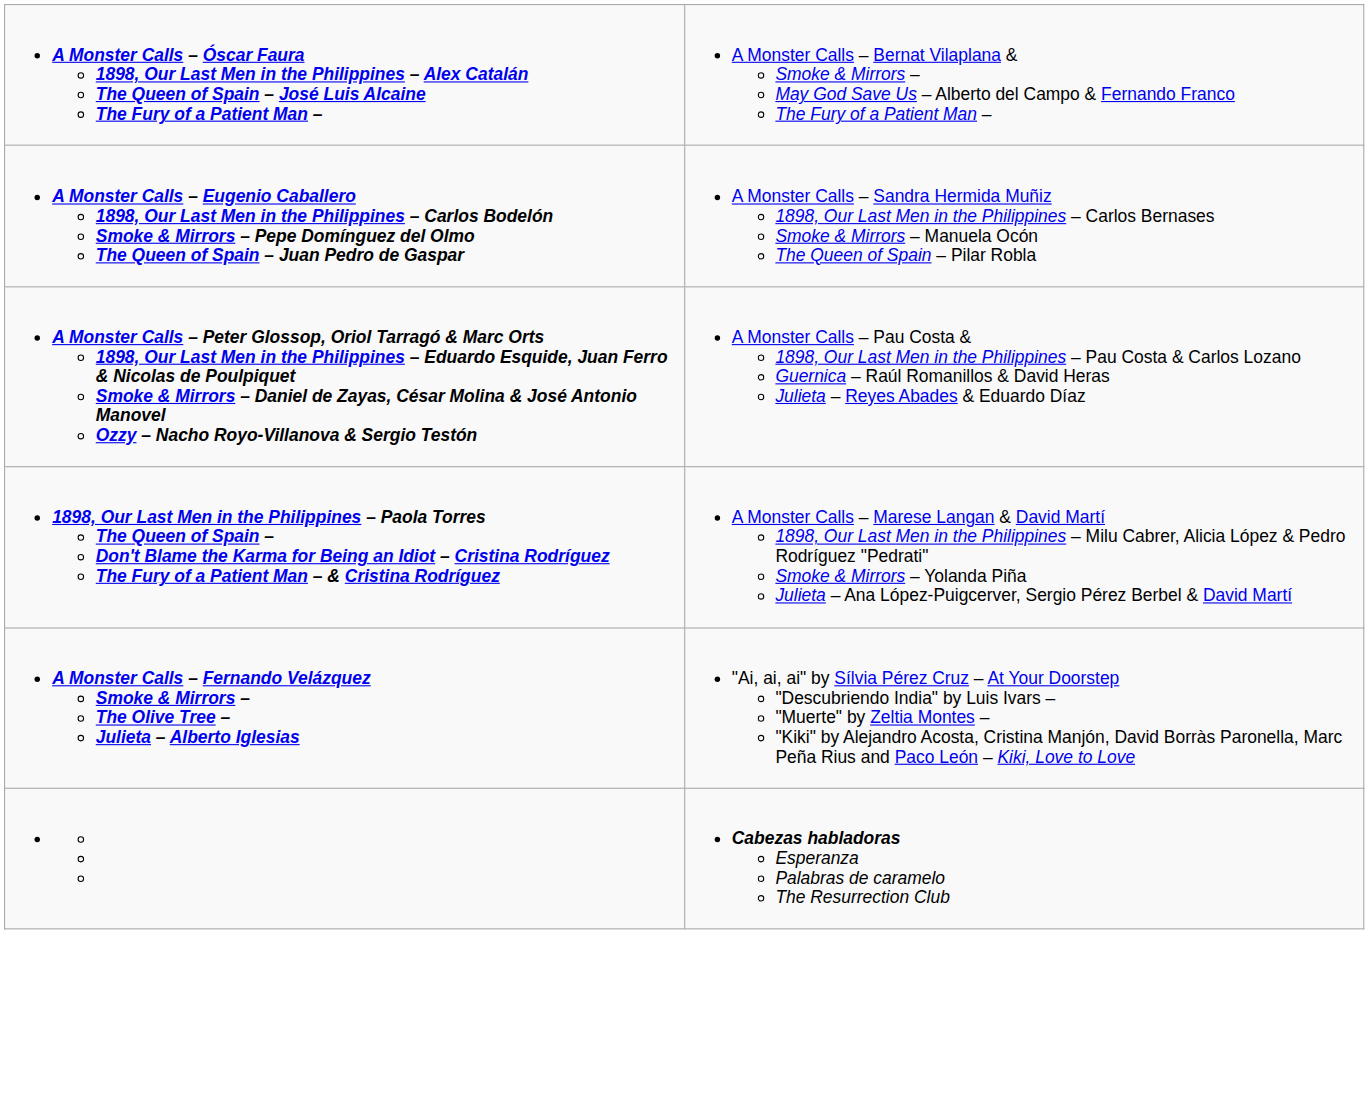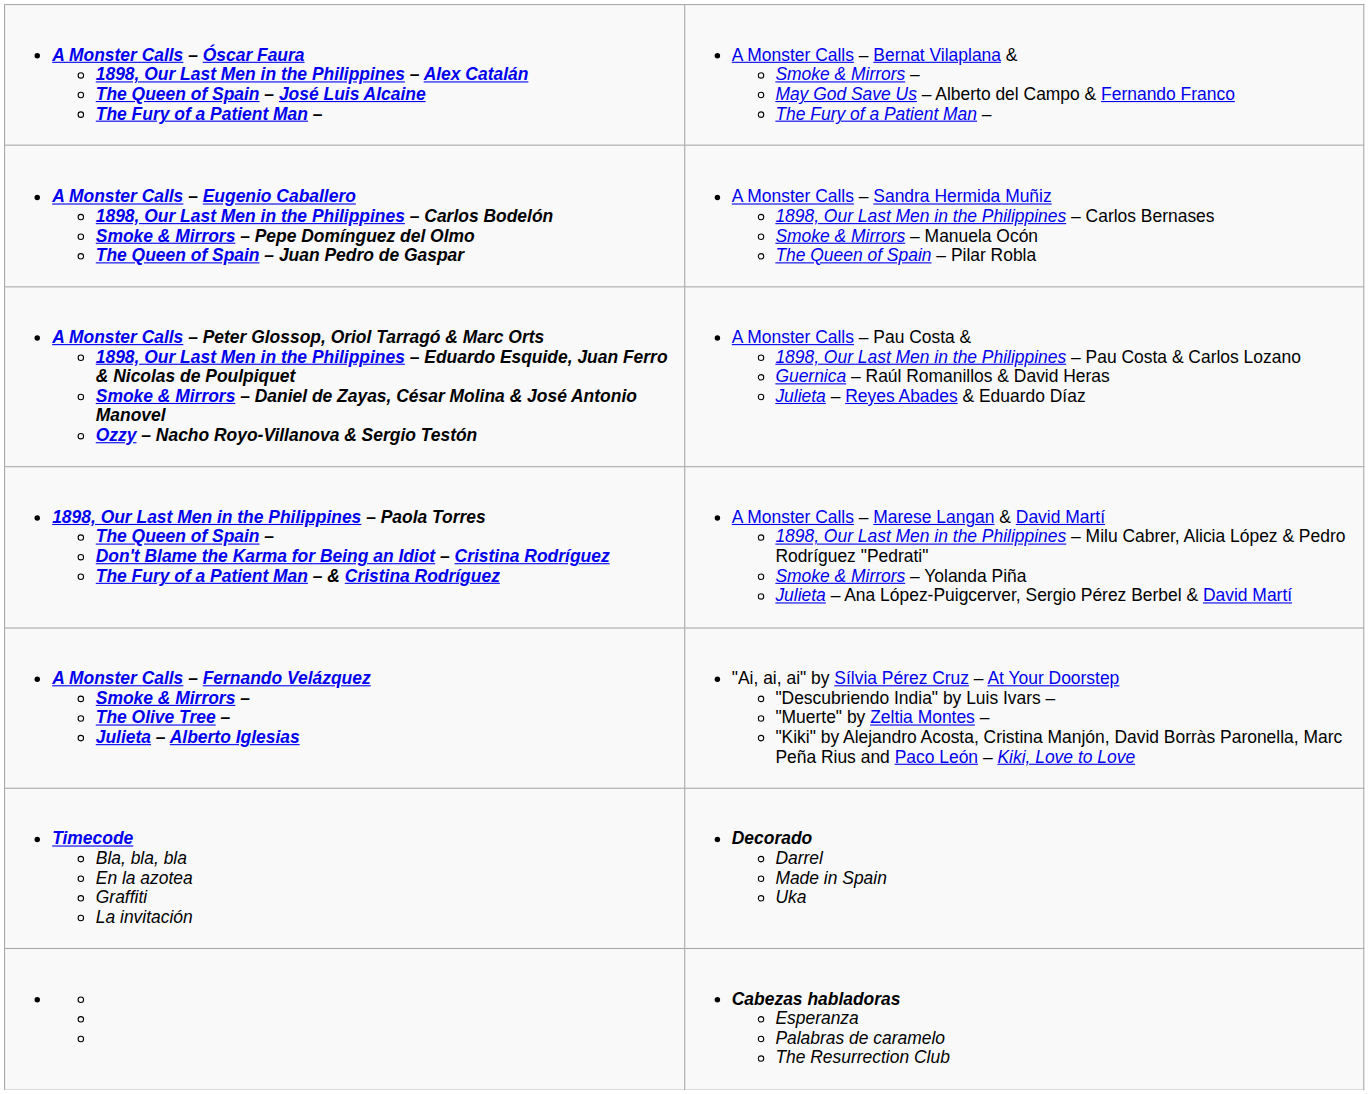+ row: (344, 878)
